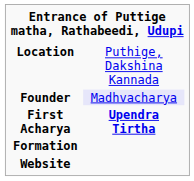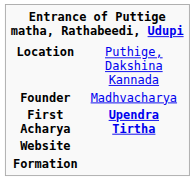(134, 97) lavender background -> (134, 97) no background
rows swapped: (45, 146) <-> (45, 163)
